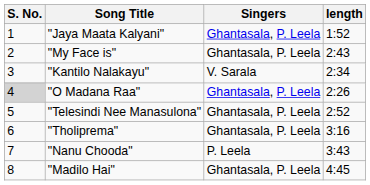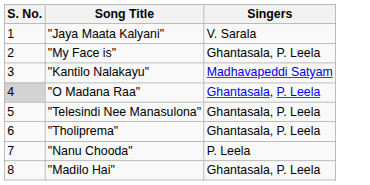- column: (344, 14)
(263, 33) Ghantasala, P. Leela -> (232, 33) V. Sarala
(232, 72) V. Sarala -> (270, 72) Madhavapeddi Satyam
